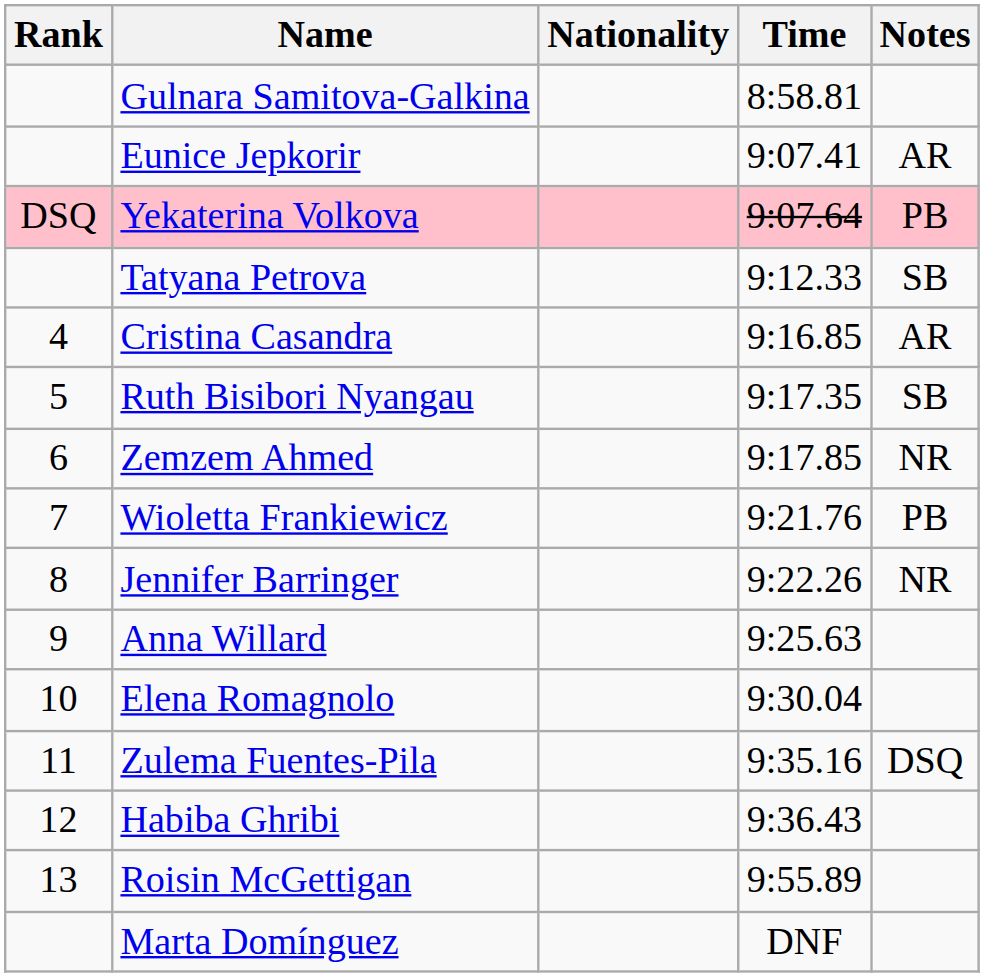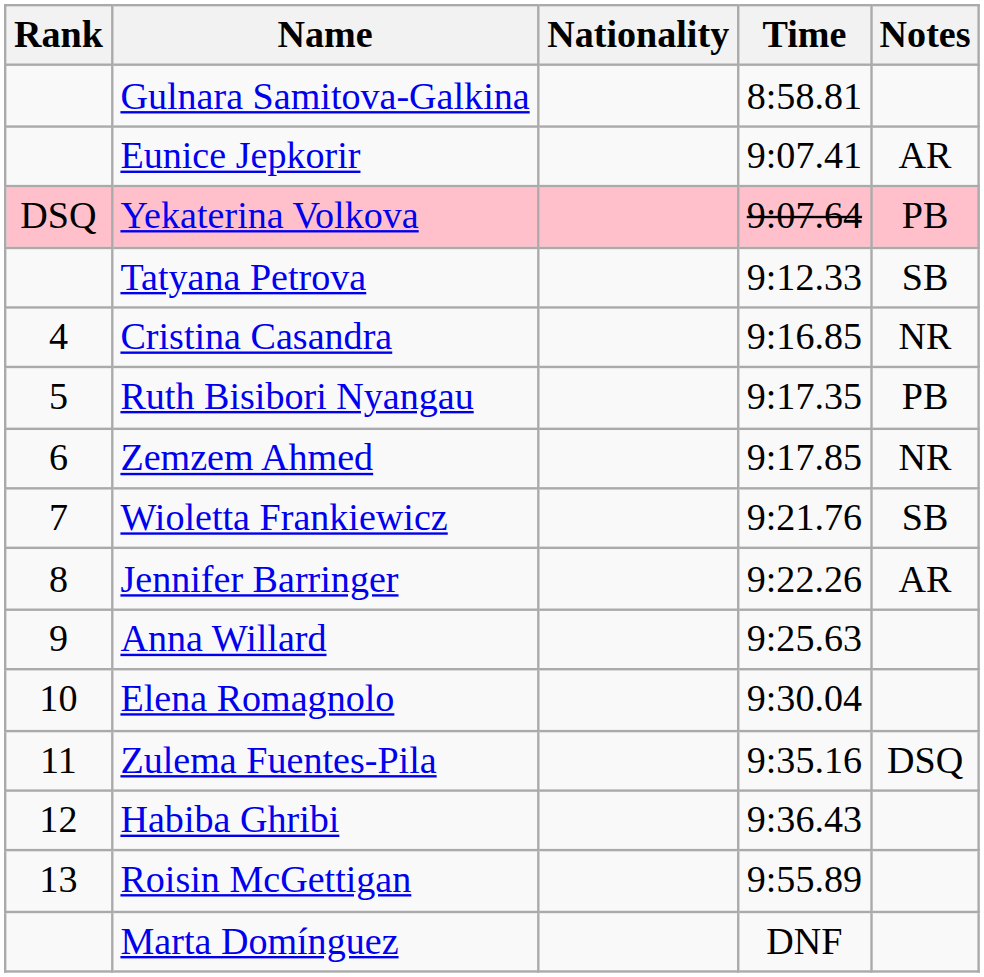(925, 336) AR -> (925, 336) NR
(925, 397) SB -> (925, 397) PB
(925, 517) PB -> (925, 517) SB
(925, 578) NR -> (925, 578) AR
